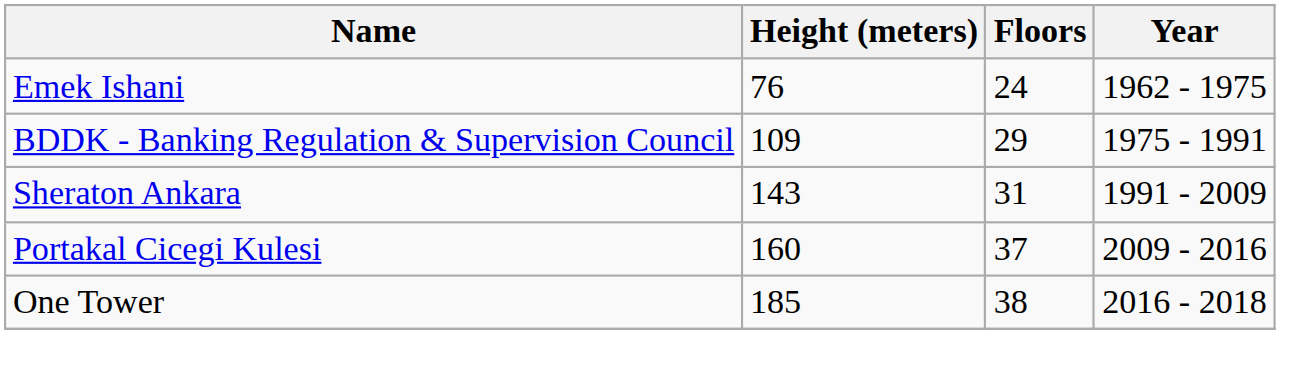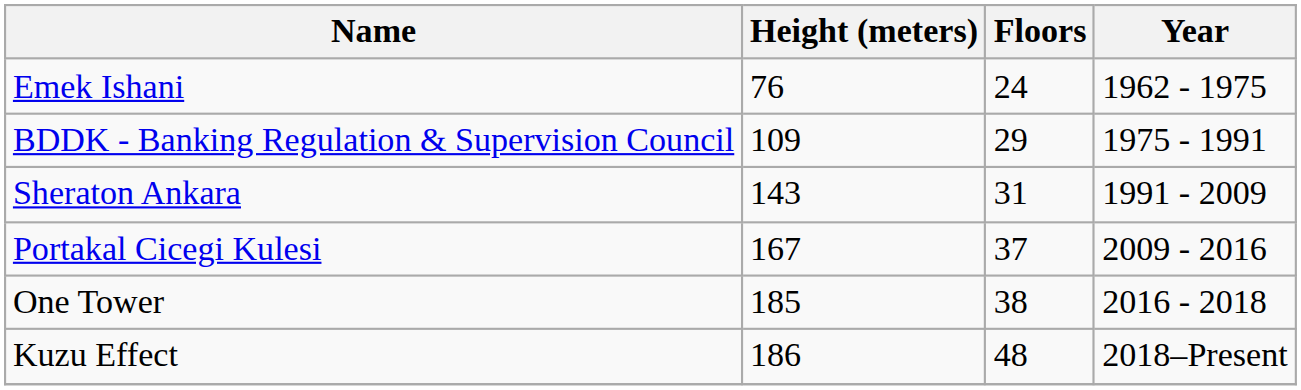(776, 247) 160 -> (776, 247) 167
+ row: (95, 355)
